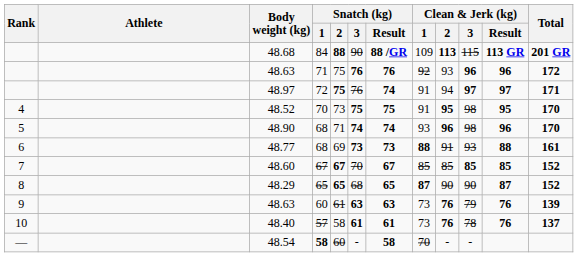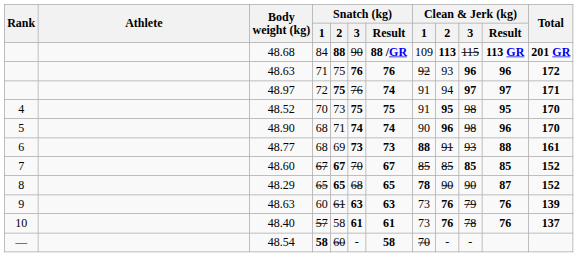(424, 128) 93 -> (424, 128) 90
(424, 185) 87 -> (424, 185) 78
